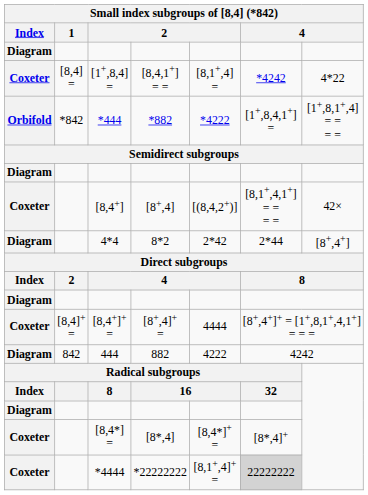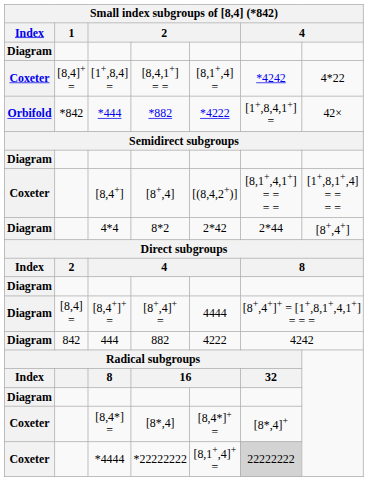(71, 78) [8,4] = -> (71, 78) [8,4]+ =
(333, 120) [1+,8,1+,4] = = = = -> (333, 113) 42×
(333, 206) 42× -> (333, 193) [1+,8,1+,4] = = = =
(29, 326) Coxeter -> (29, 313) Diagram
(71, 326) [8,4]+ = -> (71, 313) [8,4] =
